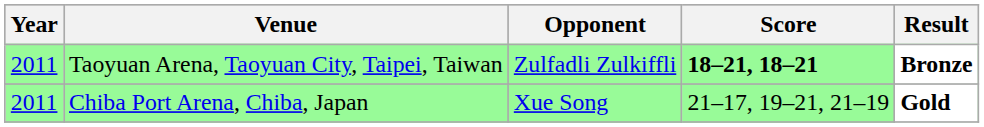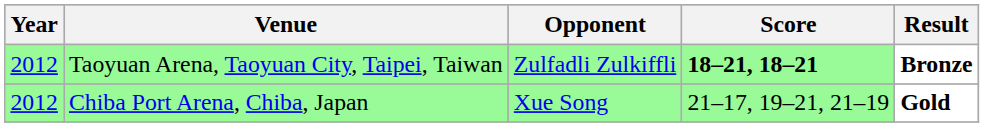(34, 63) 2011 -> (34, 63) 2012
(34, 102) 2011 -> (34, 102) 2012
